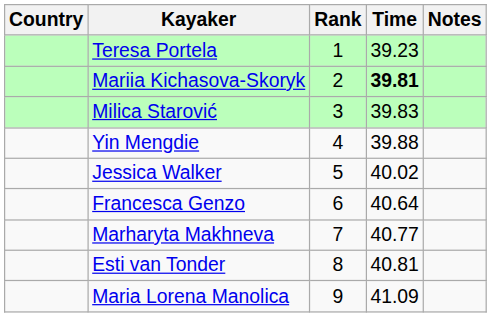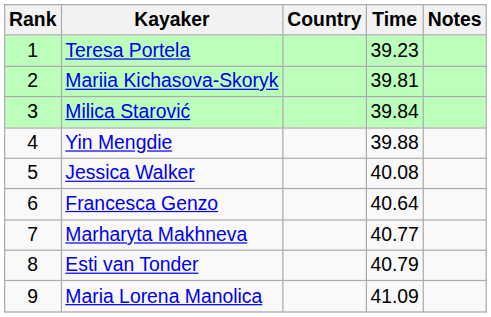columns swapped: (338, 19) <-> (46, 19)
(395, 81) bold -> (395, 81) normal
(395, 111) 39.83 -> (395, 111) 39.84
(395, 173) 40.02 -> (395, 173) 40.08
(395, 265) 40.81 -> (395, 265) 40.79
